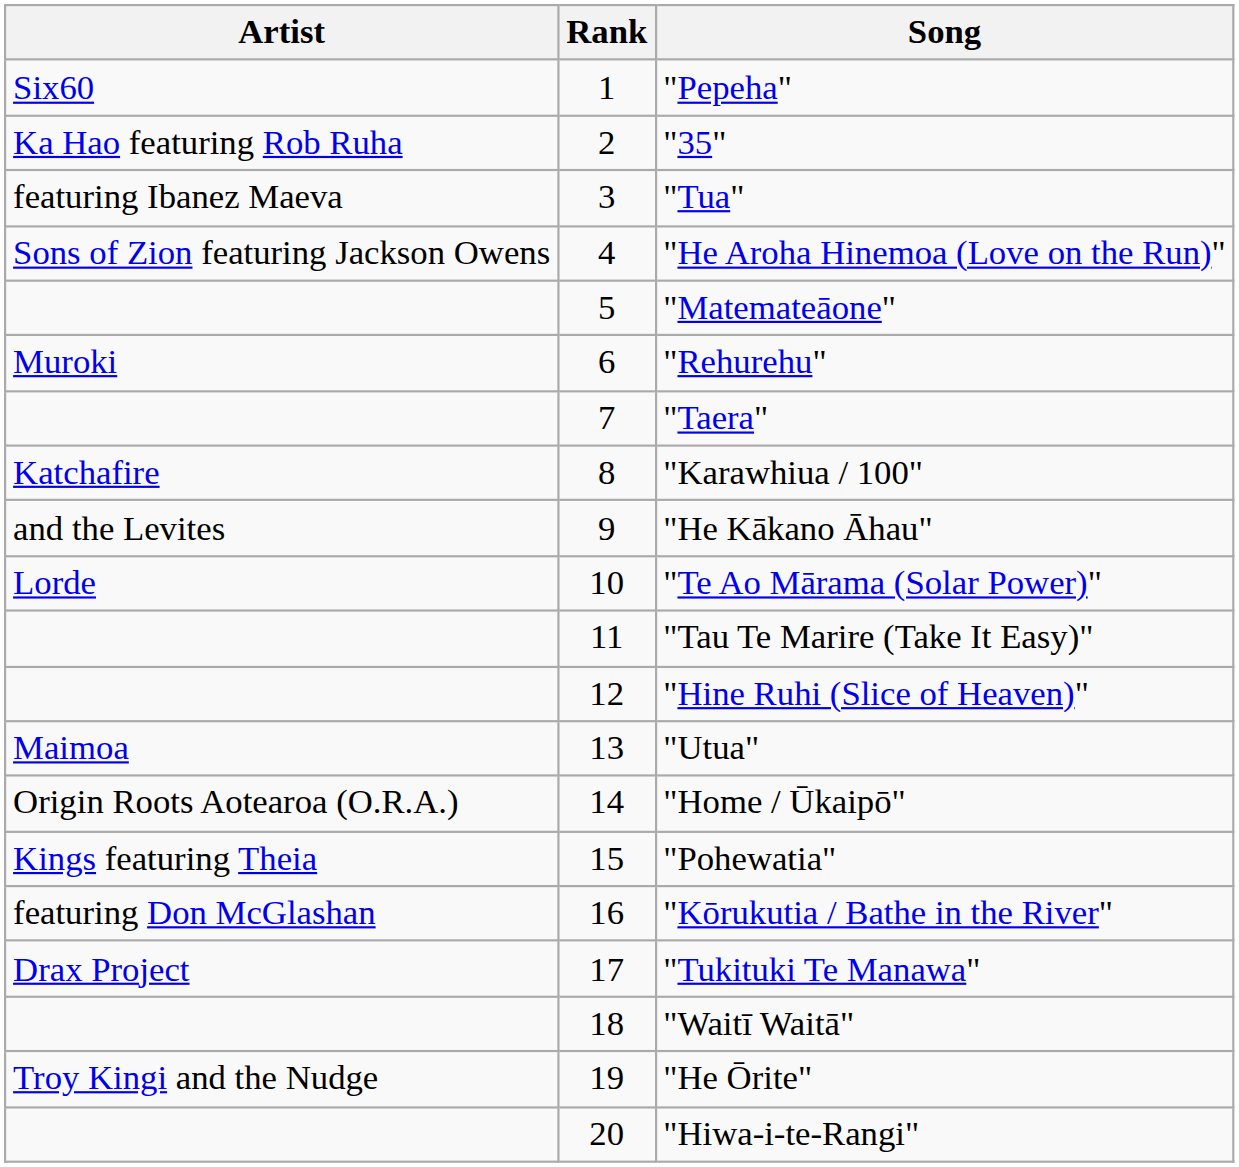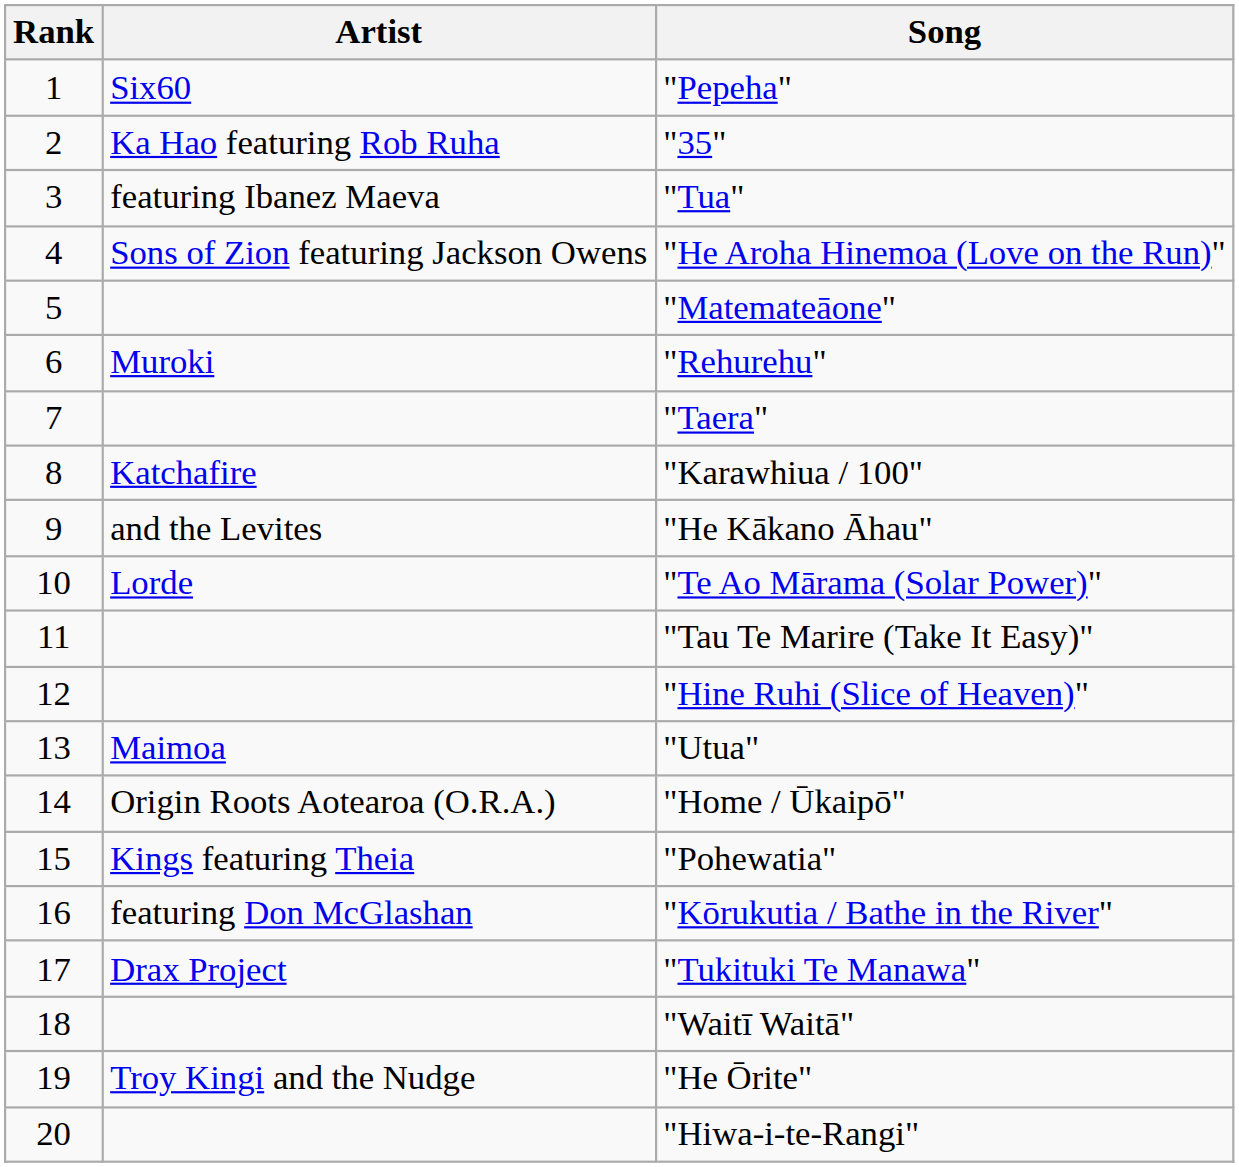columns swapped: (607, 32) <-> (282, 32)
